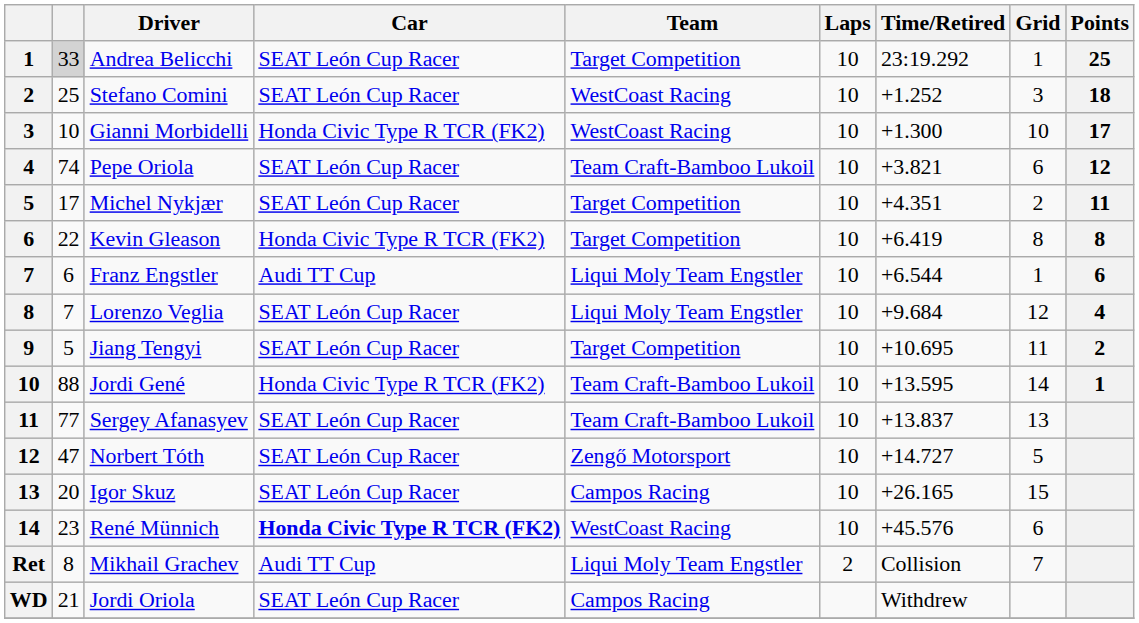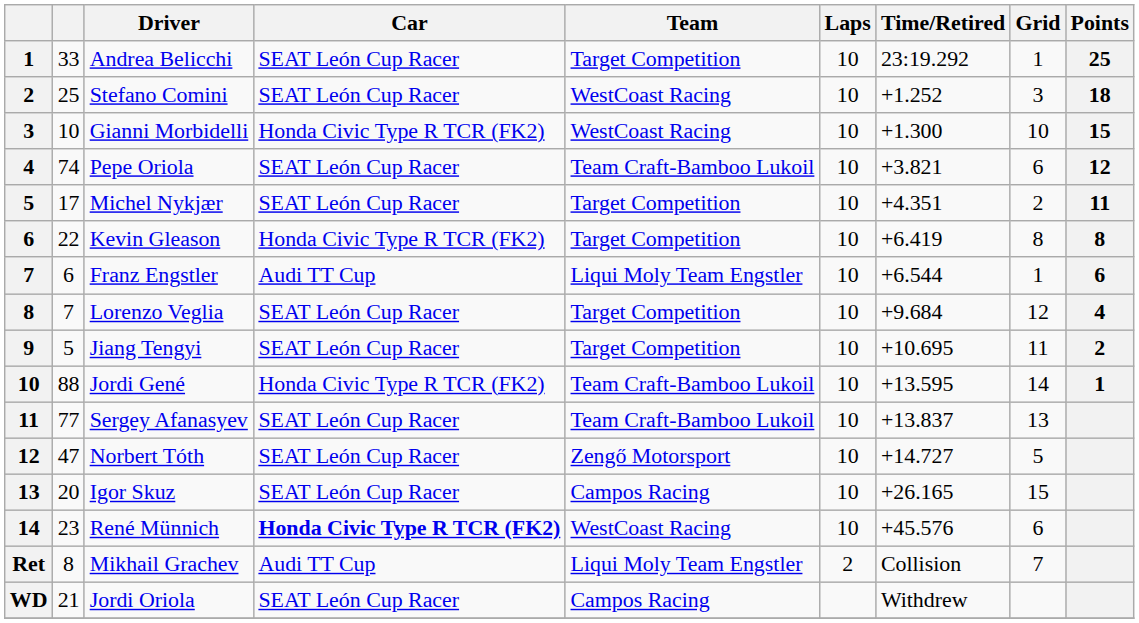(69, 58) lightgrey background -> (69, 58) no background
(1100, 131) 17 -> (1100, 131) 15
(686, 311) Liqui Moly Team Engstler -> (656, 311) Target Competition
